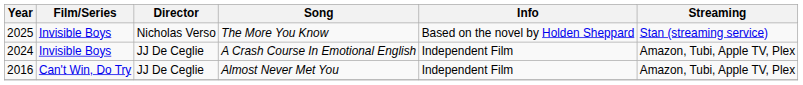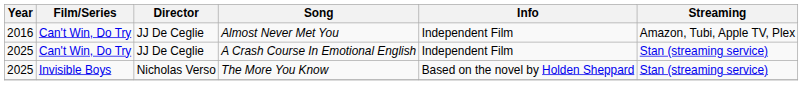rows swapped: (280, 70) <-> (275, 32)
(20, 51) 2024 -> (20, 51) 2025
(75, 51) Invisible Boys -> (85, 51) Can't Win, Do Try
(717, 51) Amazon, Tubi, Apple TV, Plex -> (704, 51) Stan (streaming service)
